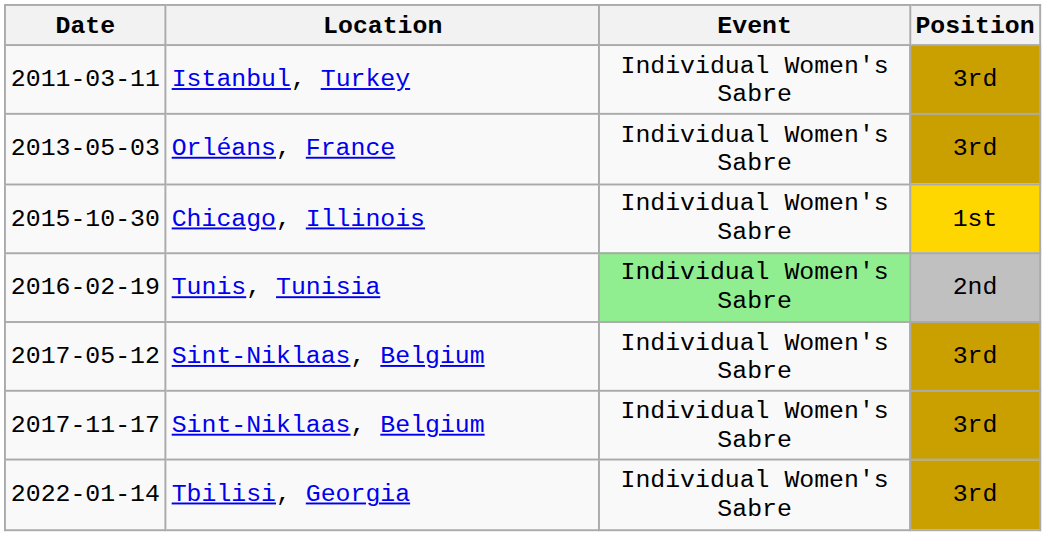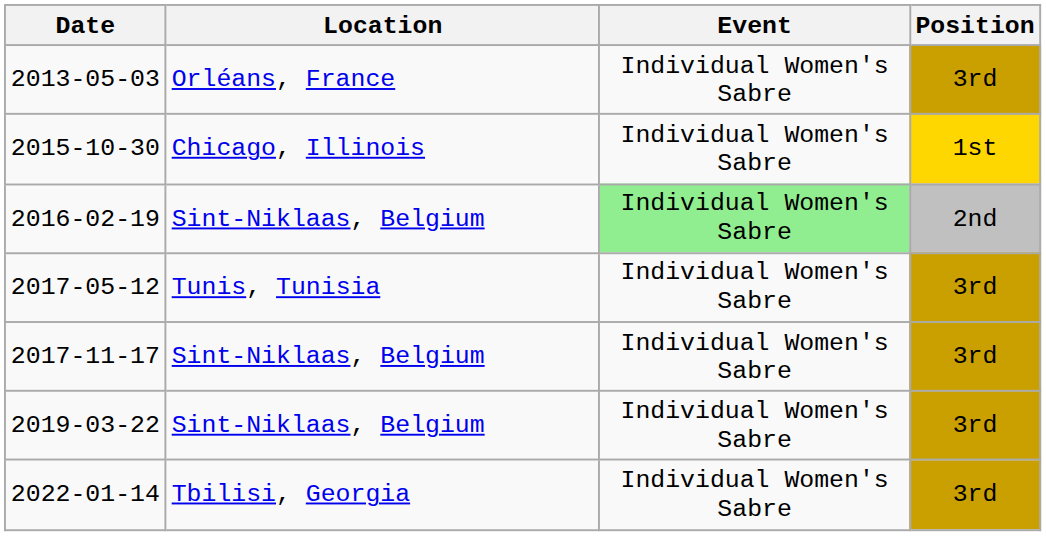- row: (85, 80)
(276, 287) Tunis, Tunisia -> (328, 218) Sint-Niklaas, Belgium
(328, 356) Sint-Niklaas, Belgium -> (276, 287) Tunis, Tunisia
+ row: (85, 426)
